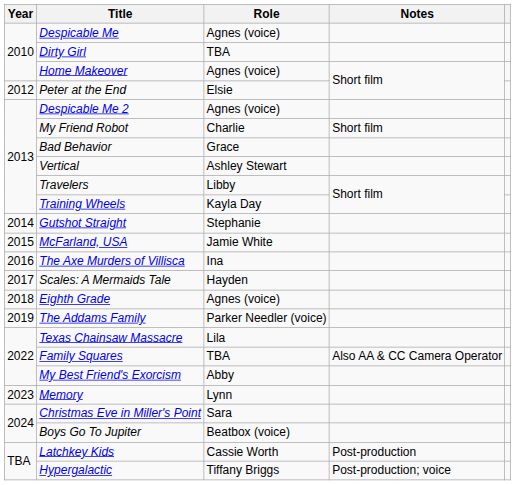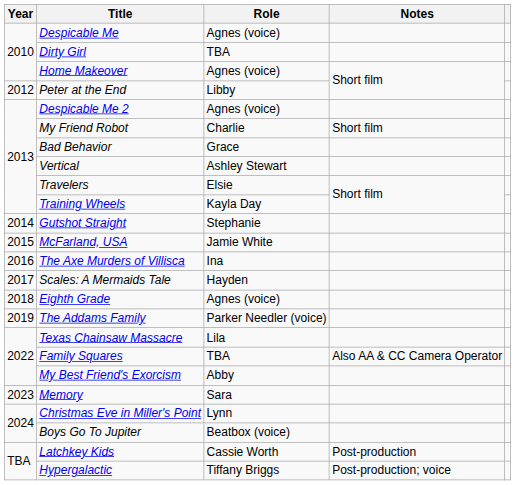(220, 90) Elsie -> (221, 90) Libby
(221, 185) Libby -> (220, 185) Elsie
(219, 394) Lynn -> (219, 394) Sara
(219, 413) Sara -> (219, 413) Lynn
